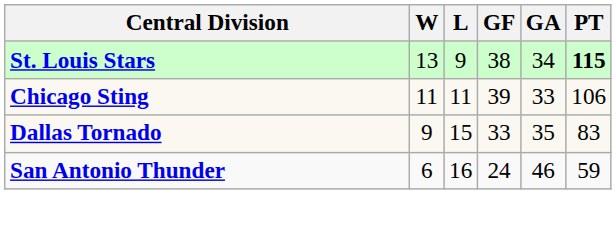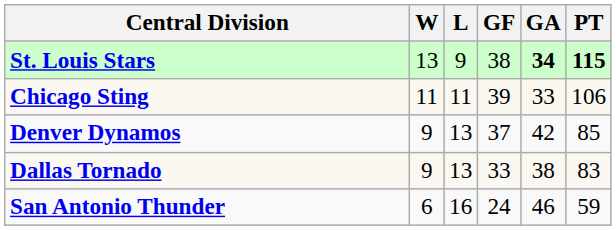(543, 59) normal -> (543, 59) bold
+ row: (95, 133)
(461, 133) 15 -> (461, 170) 13
(543, 133) 35 -> (543, 170) 38
